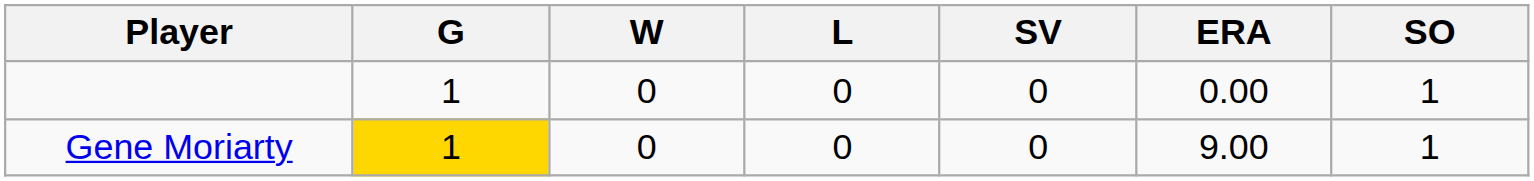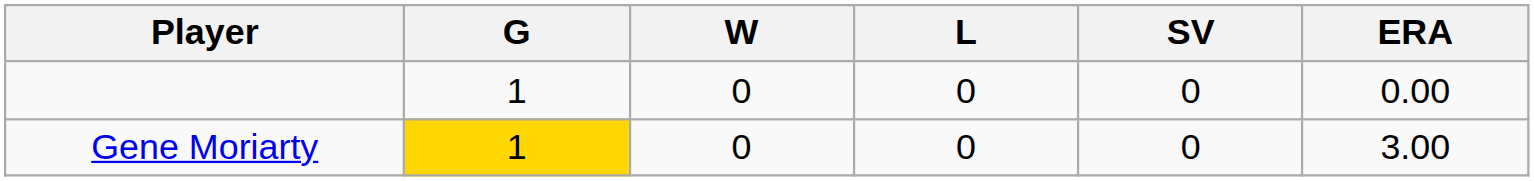- column: (1430, 32)
(1234, 146) 9.00 -> (1415, 146) 3.00
